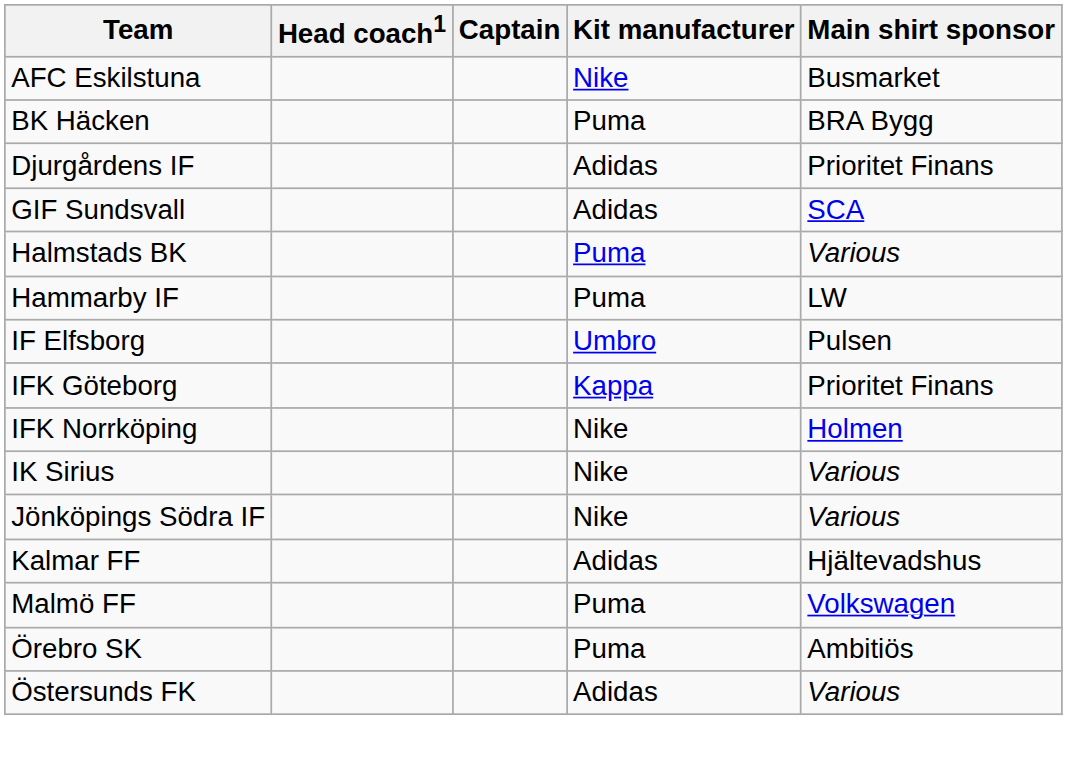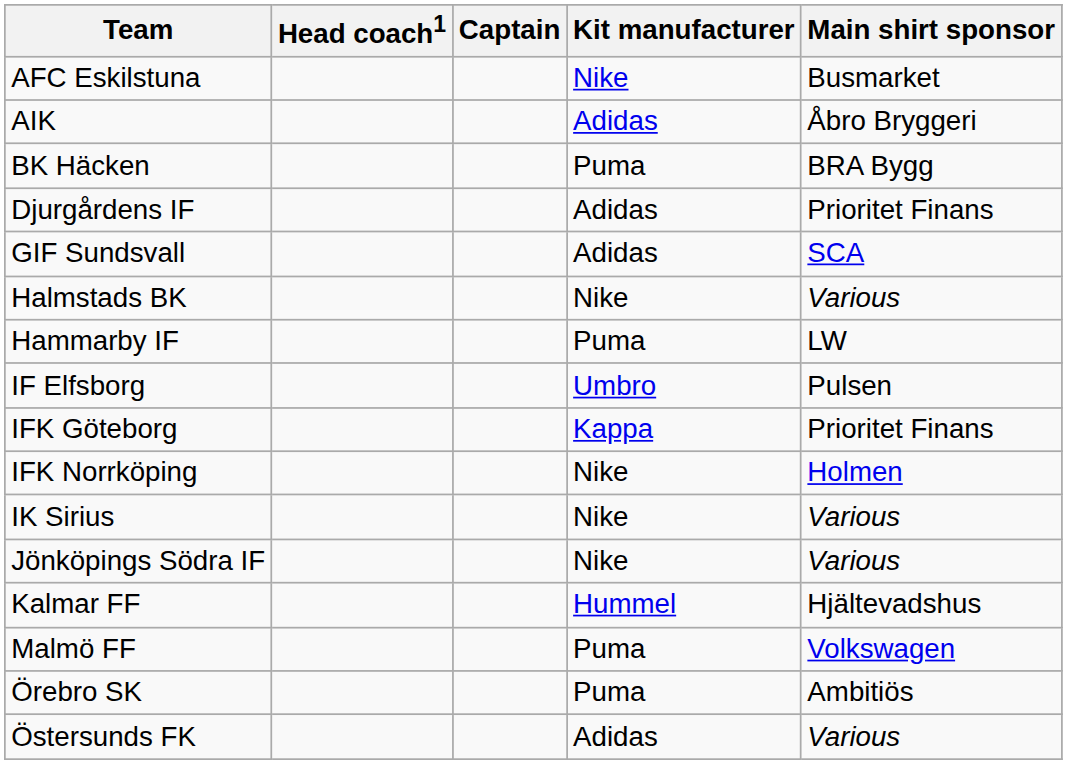+ row: (34, 121)
(609, 253) Puma -> (601, 297) Nike
(615, 560) Adidas -> (625, 604) Hummel
